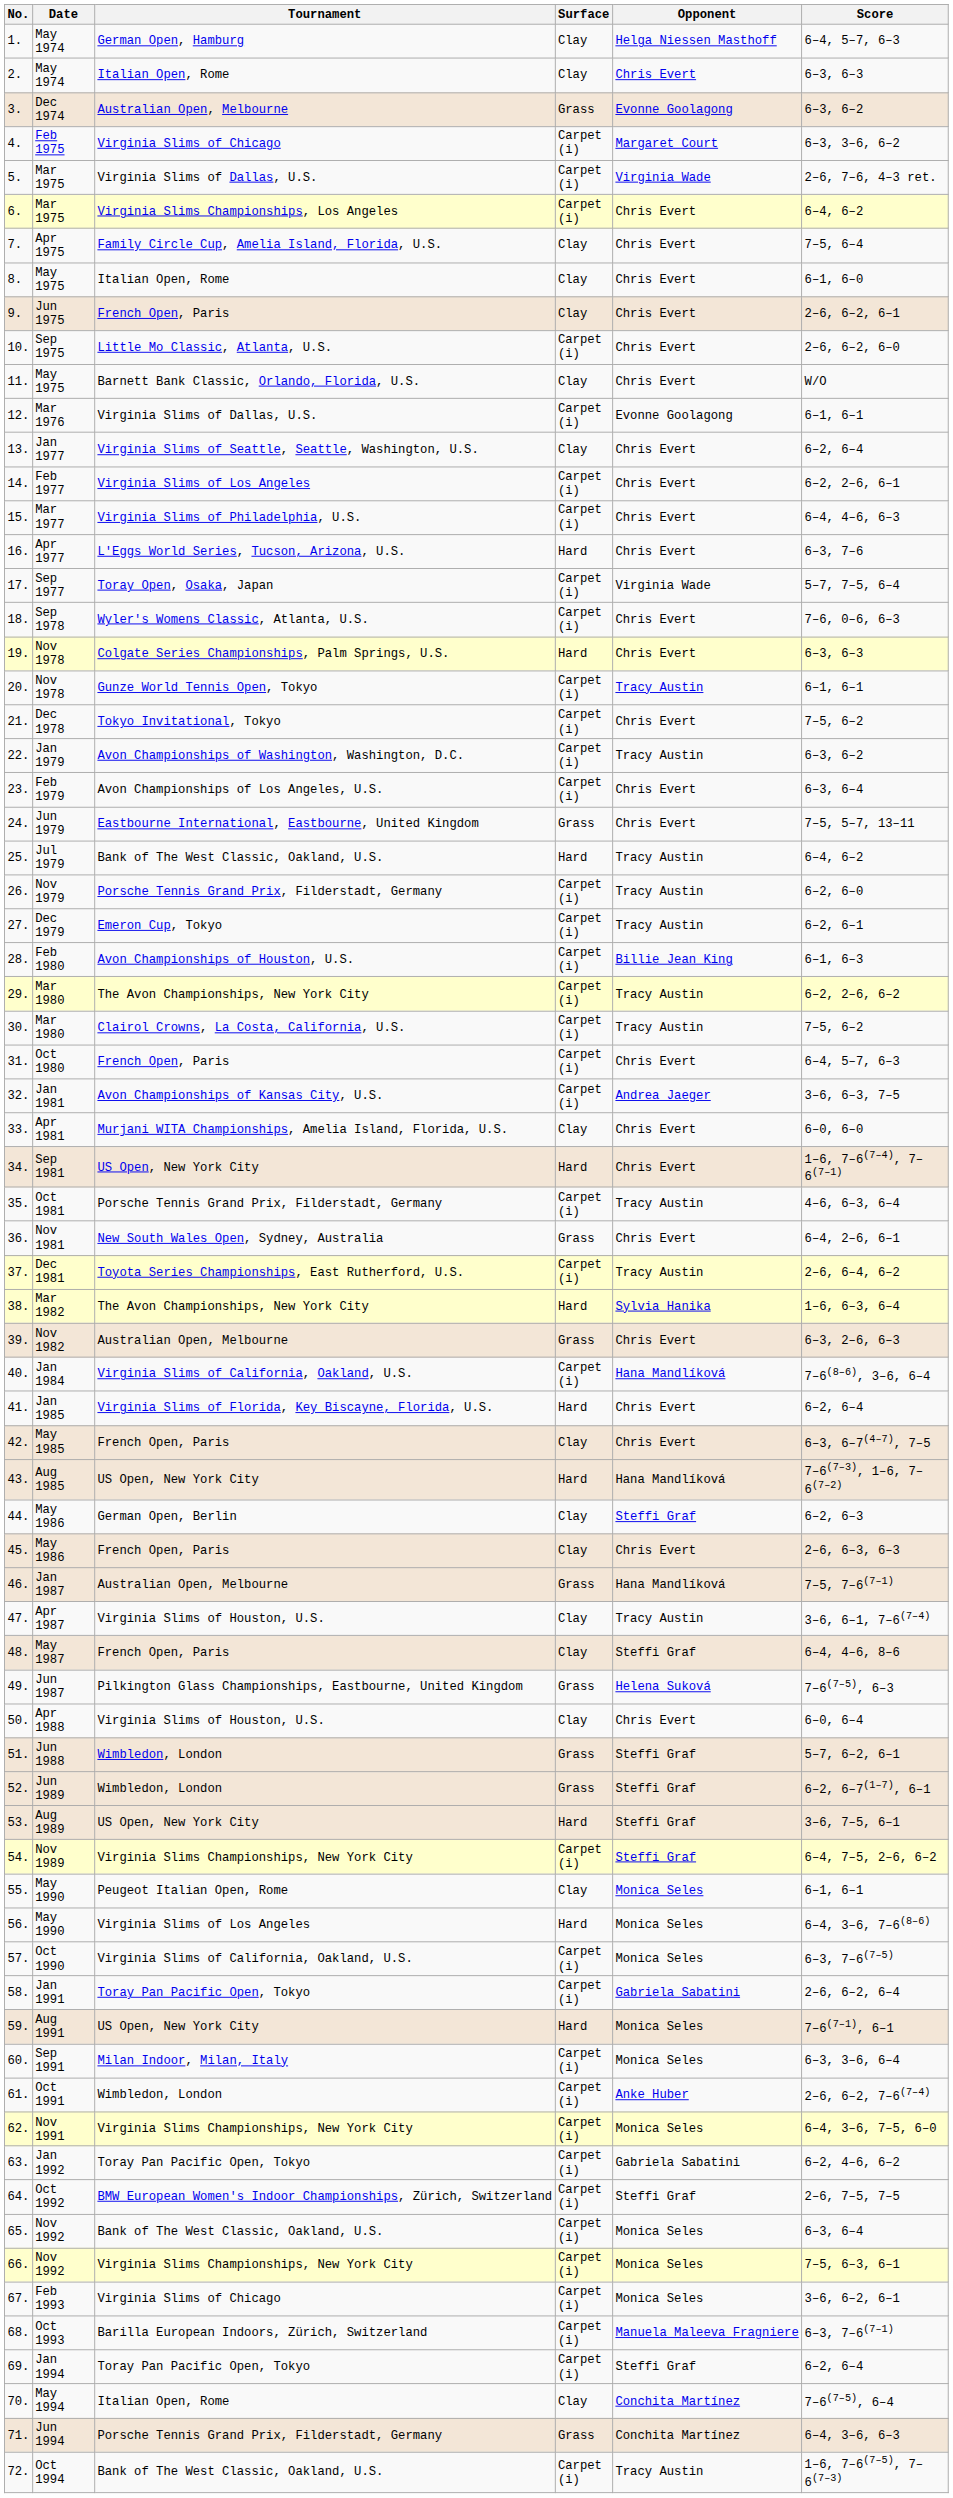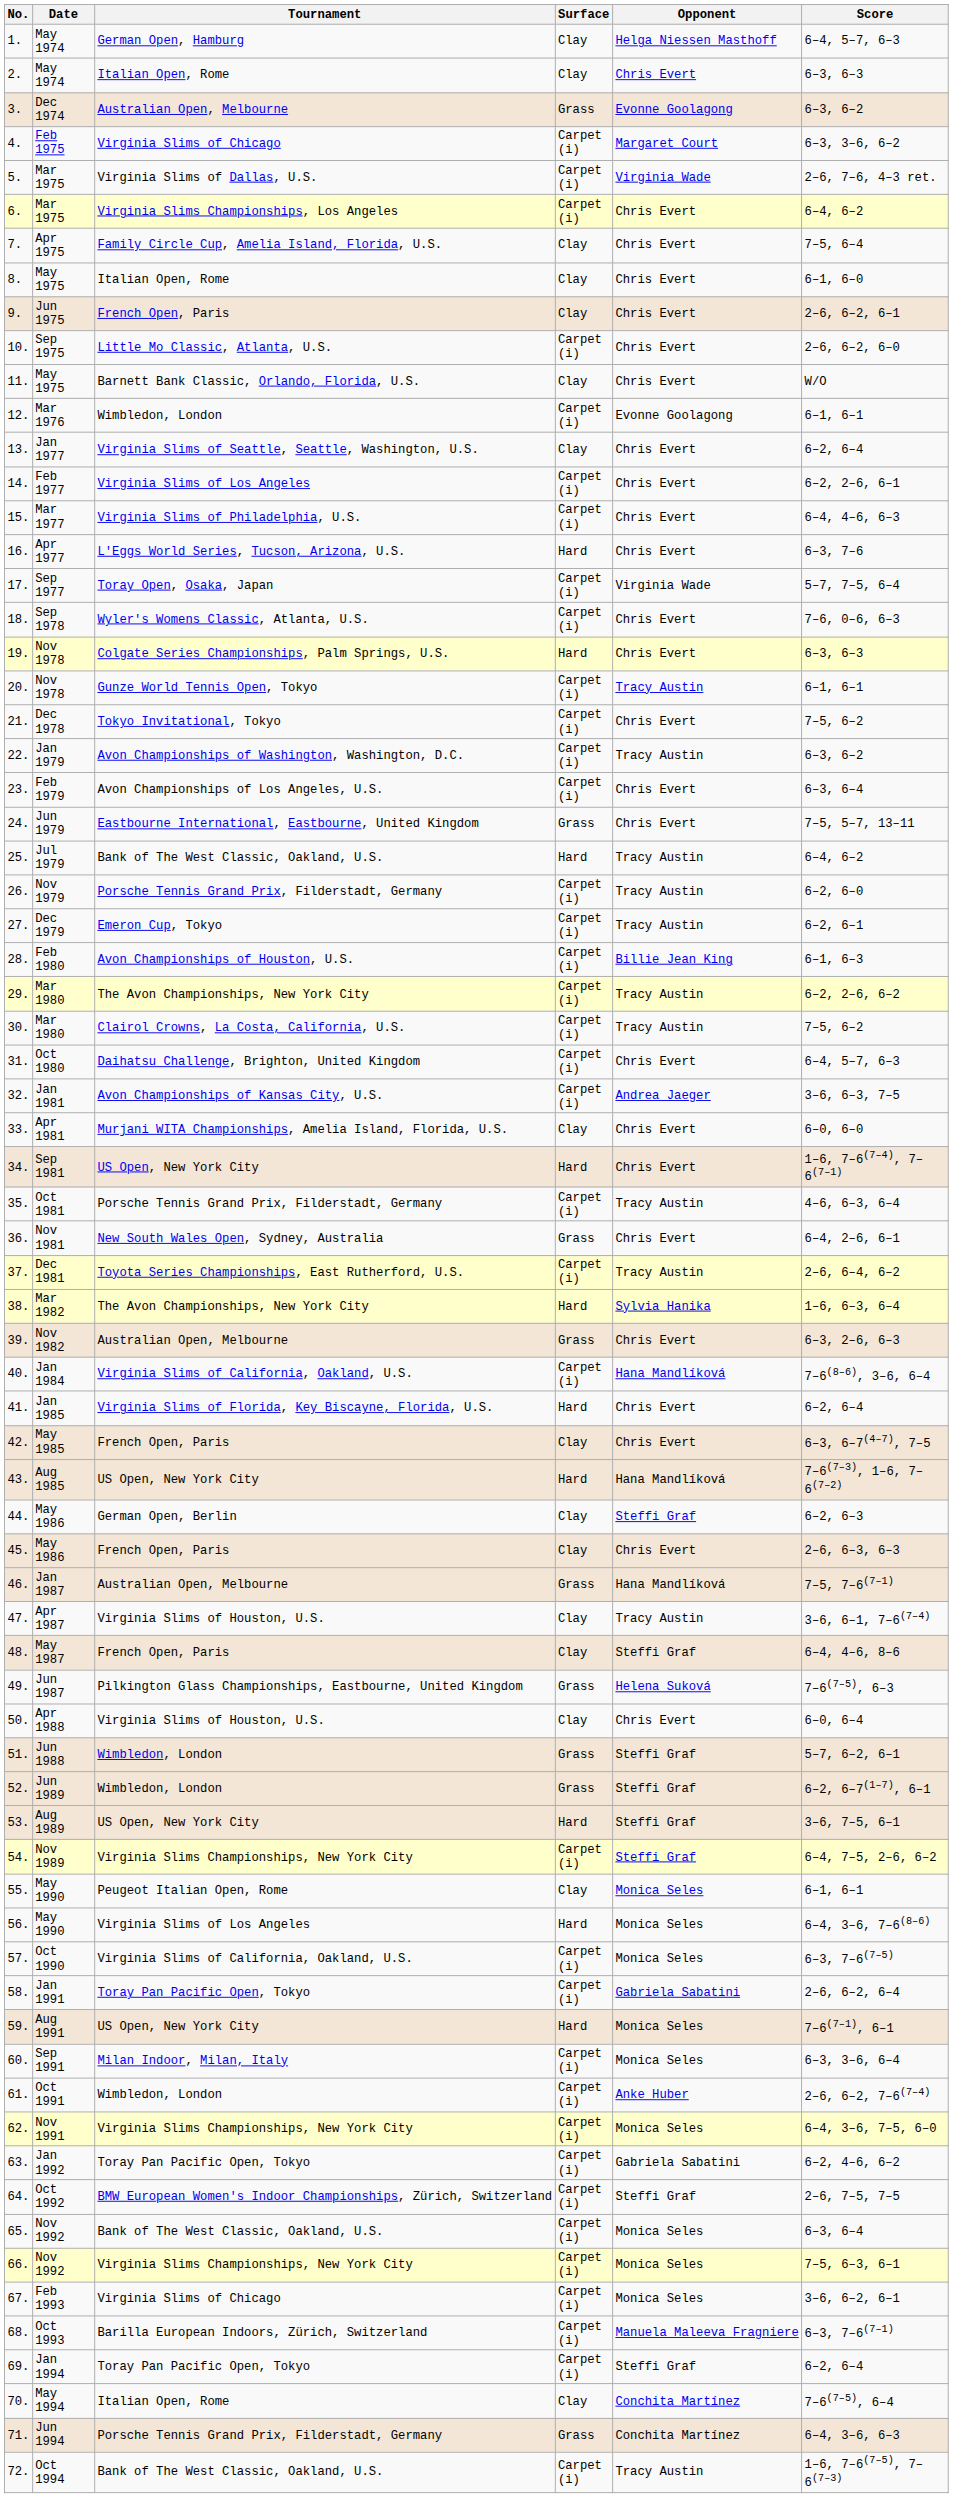(207, 416) Virginia Slims of Dallas, U.S. -> (160, 416) Wimbledon, London
(163, 1062) French Open, Paris -> (259, 1062) Daihatsu Challenge, Brighton, United Kingdom
